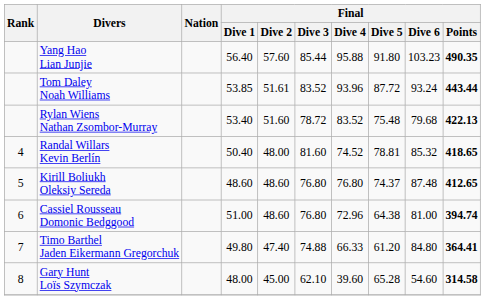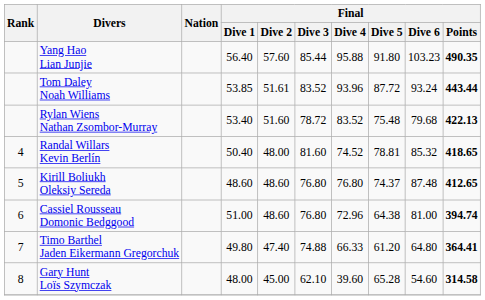(424, 247) 84.80 -> (424, 247) 64.80
